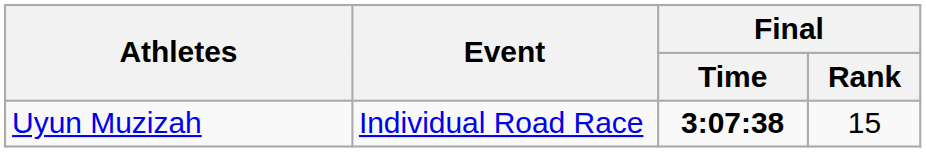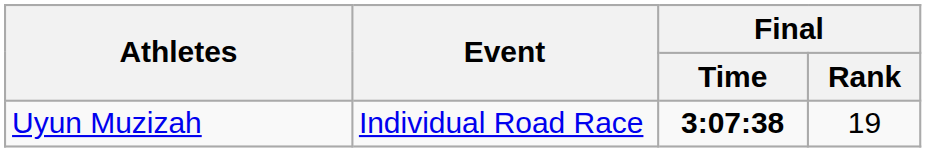(864, 124) 15 -> (864, 124) 19
